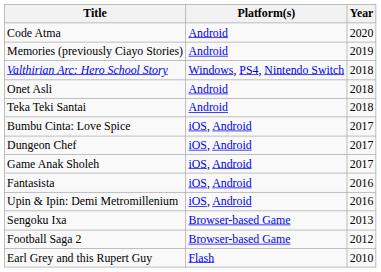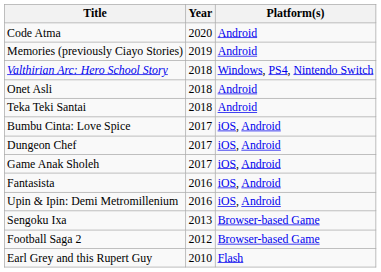columns swapped: (266, 13) <-> (362, 13)
